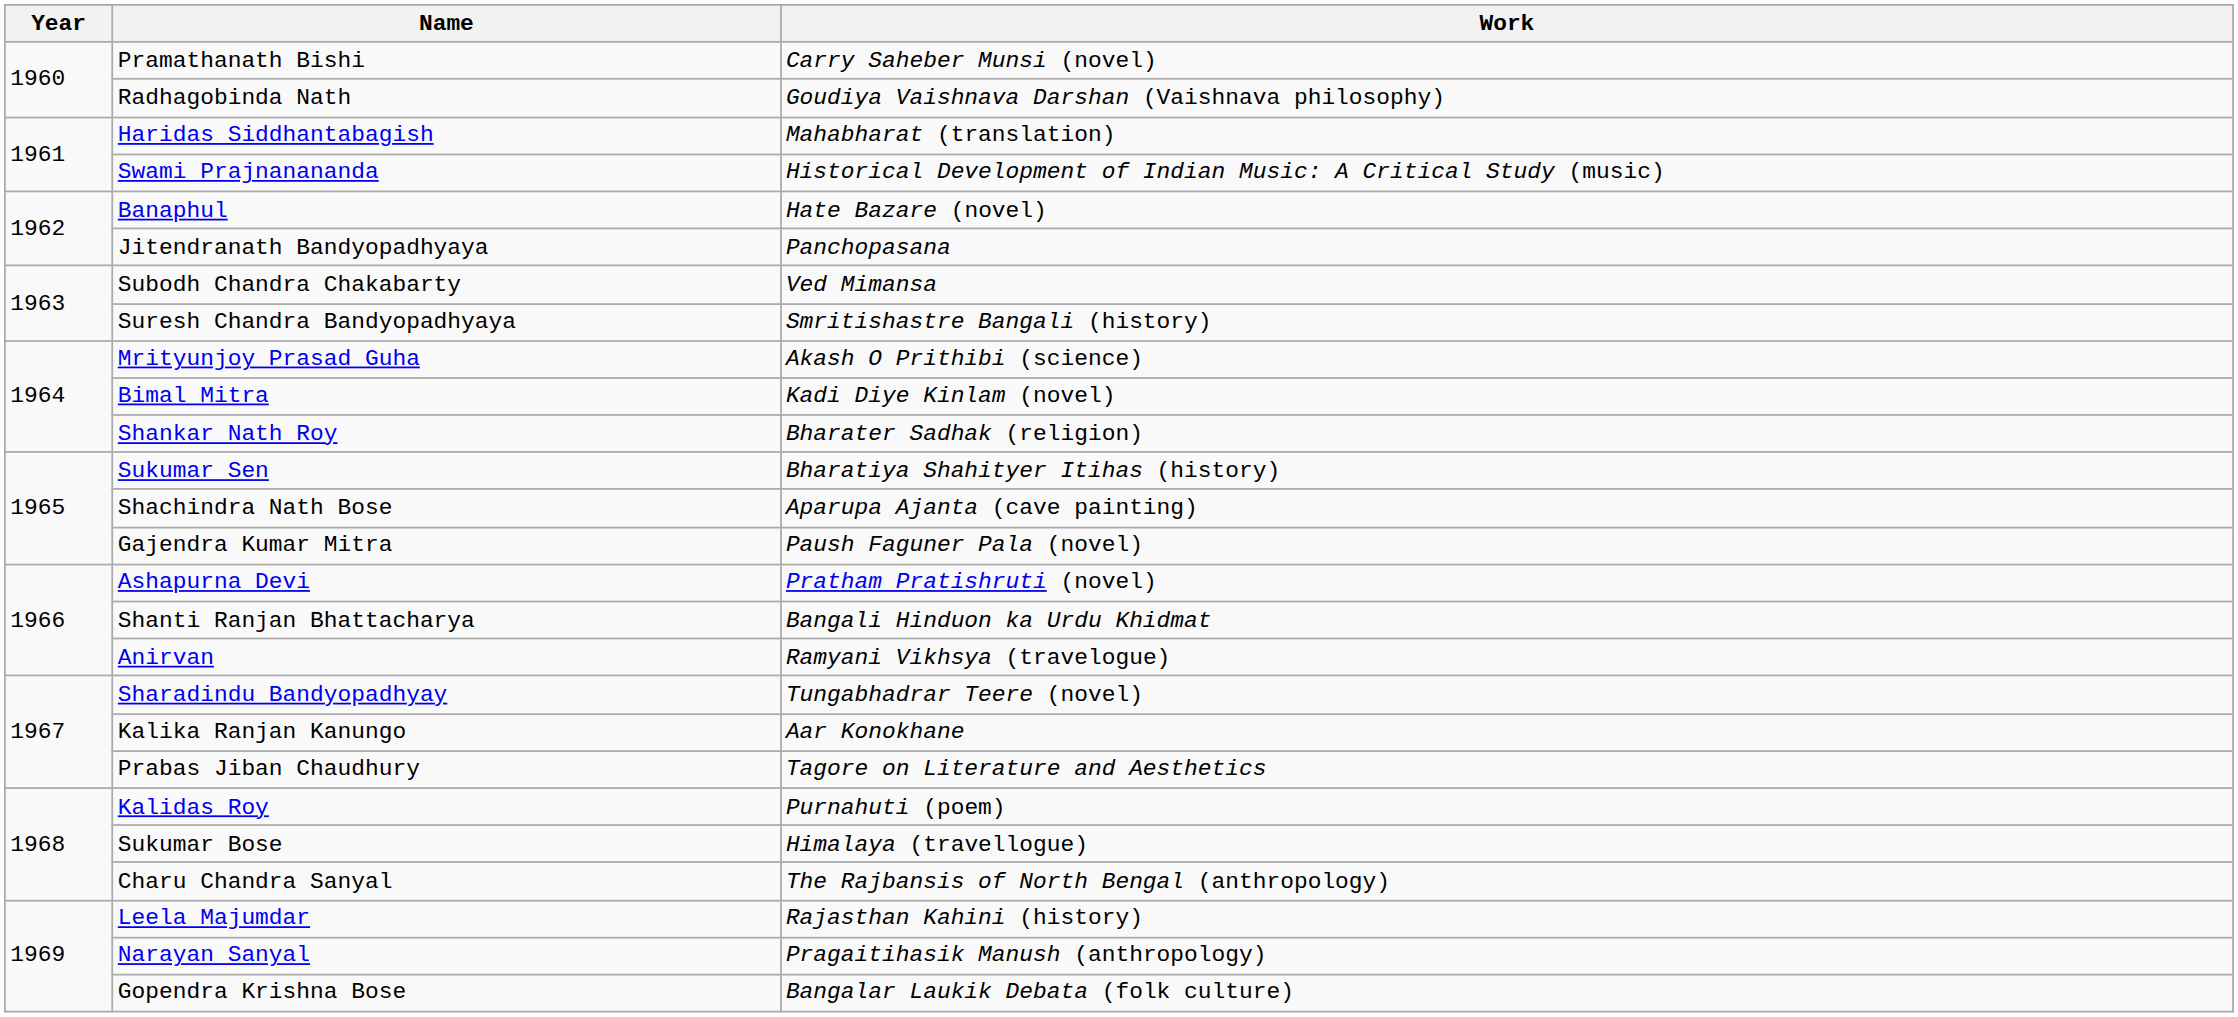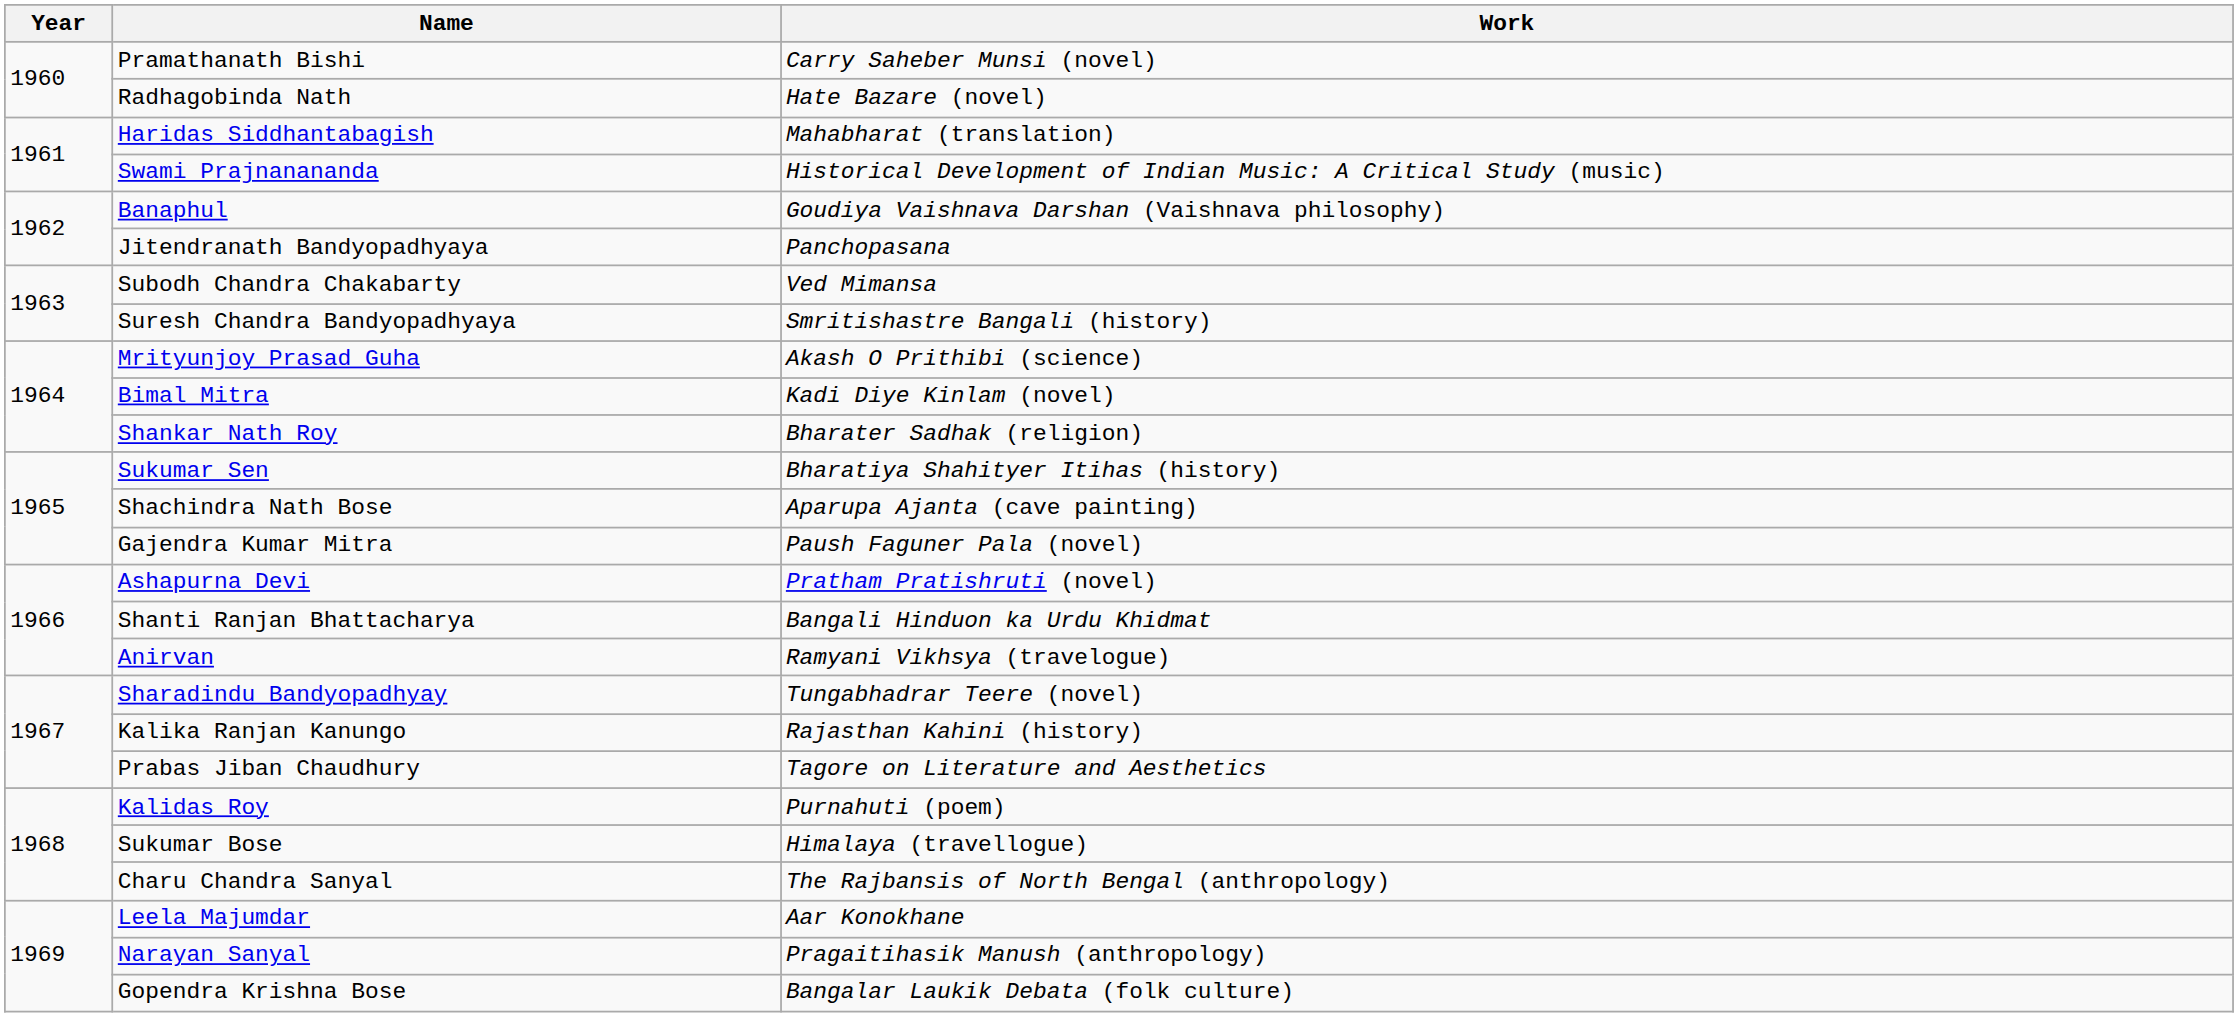(1115, 98) Goudiya Vaishnava Darshan (Vaishnava philosophy) -> (916, 98) Hate Bazare (novel)
(916, 210) Hate Bazare (novel) -> (1115, 210) Goudiya Vaishnava Darshan (Vaishnava philosophy)
(875, 732) Aar Konokhane -> (964, 732) Rajasthan Kahini (history)
(964, 918) Rajasthan Kahini (history) -> (875, 918) Aar Konokhane
